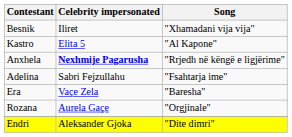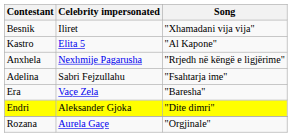(103, 60) bold -> (100, 60) normal
rows swapped: (22, 108) <-> (18, 124)
